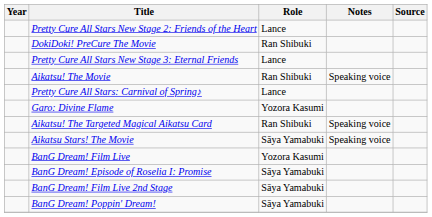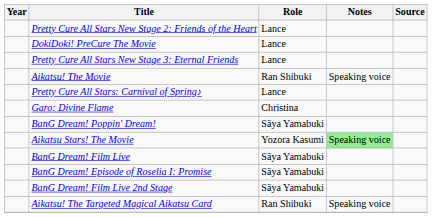(286, 44) Ran Shibuki -> (274, 44) Lance
(293, 108) Yozora Kasumi -> (280, 108) Christina
rows swapped: (122, 124) <-> (94, 204)
(293, 140) Sāya Yamabuki -> (293, 140) Yozora Kasumi
(360, 140) no background -> (360, 140) lightgreen background
(293, 156) Yozora Kasumi -> (293, 156) Sāya Yamabuki
